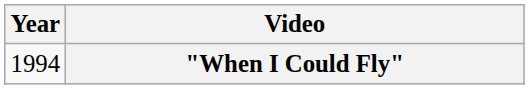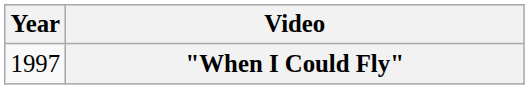(35, 63) 1994 -> (35, 63) 1997
